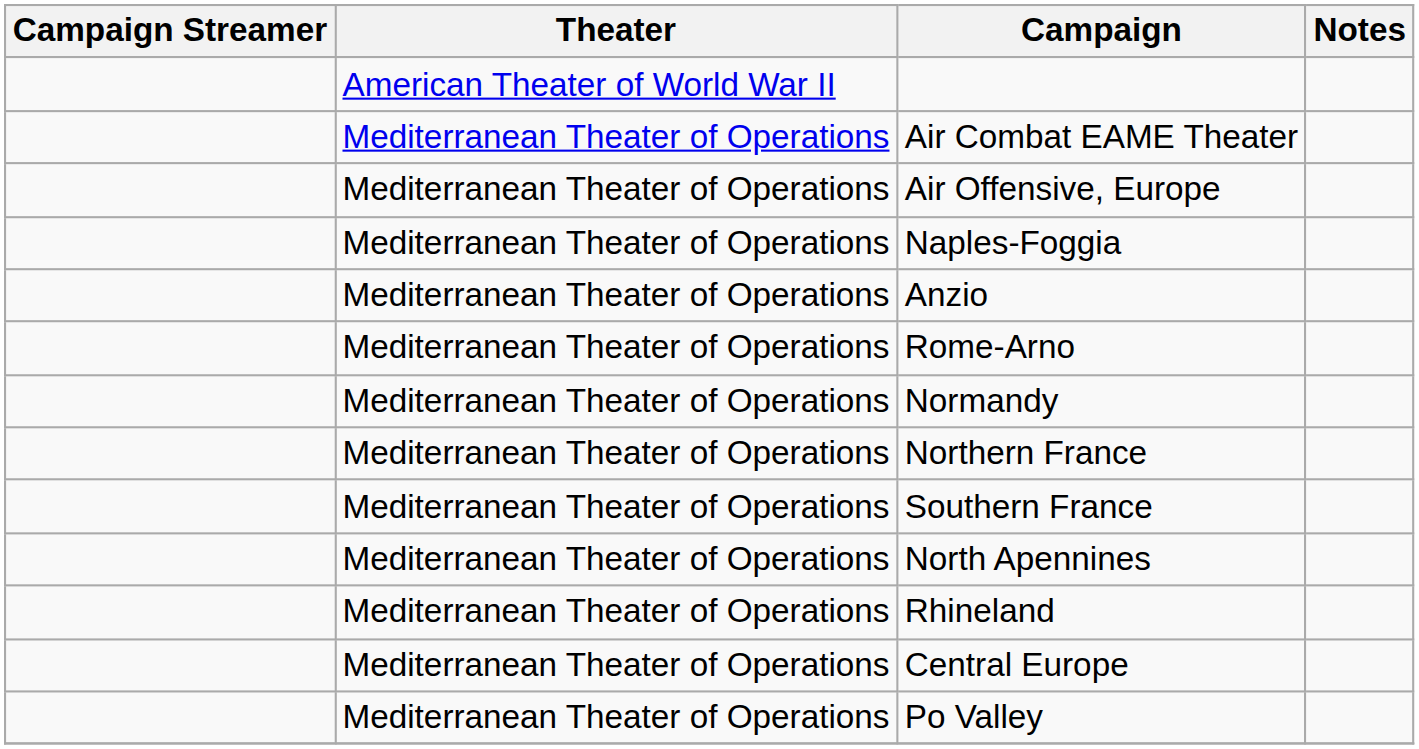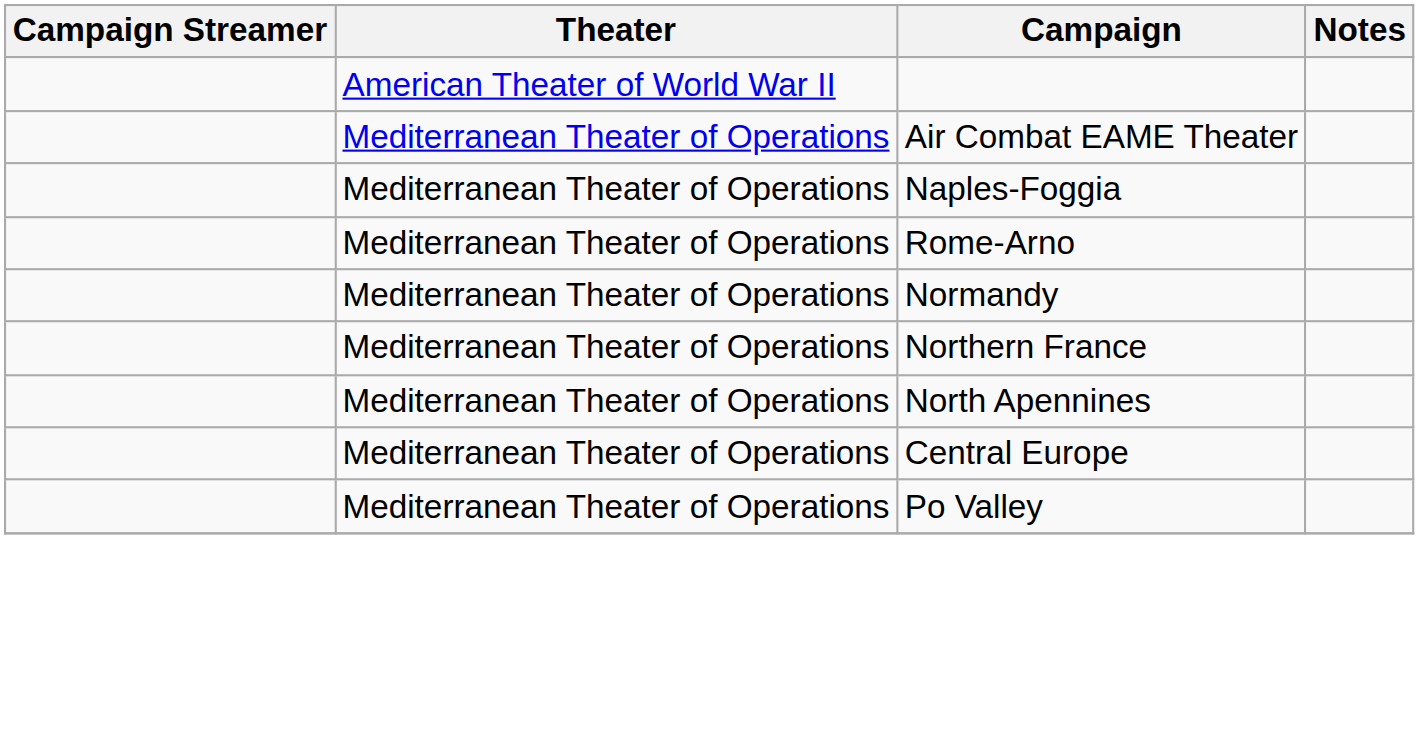- row: (616, 189)
- row: (616, 294)
- row: (616, 505)
- row: (616, 611)
